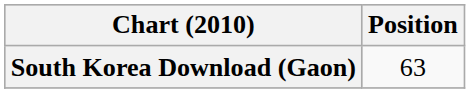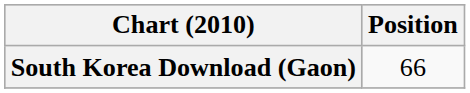(413, 66) 63 -> (413, 66) 66
